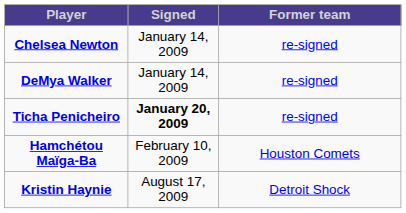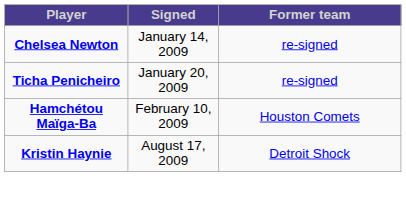- row: (66, 80)
(173, 116) bold -> (173, 80) normal
